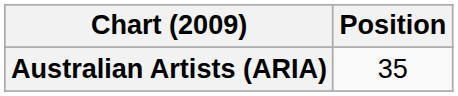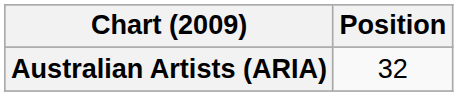(393, 68) 35 -> (393, 68) 32
